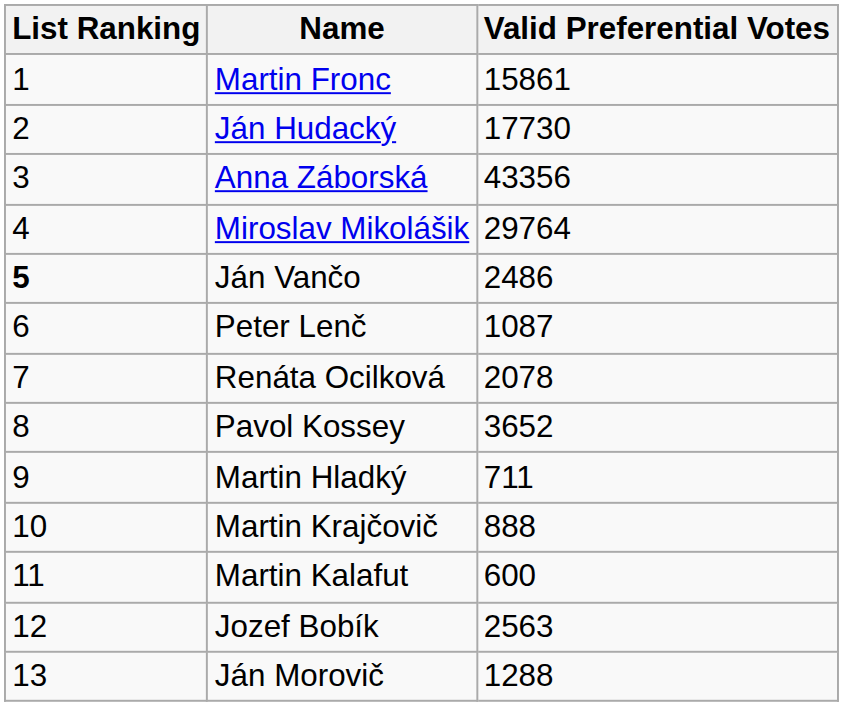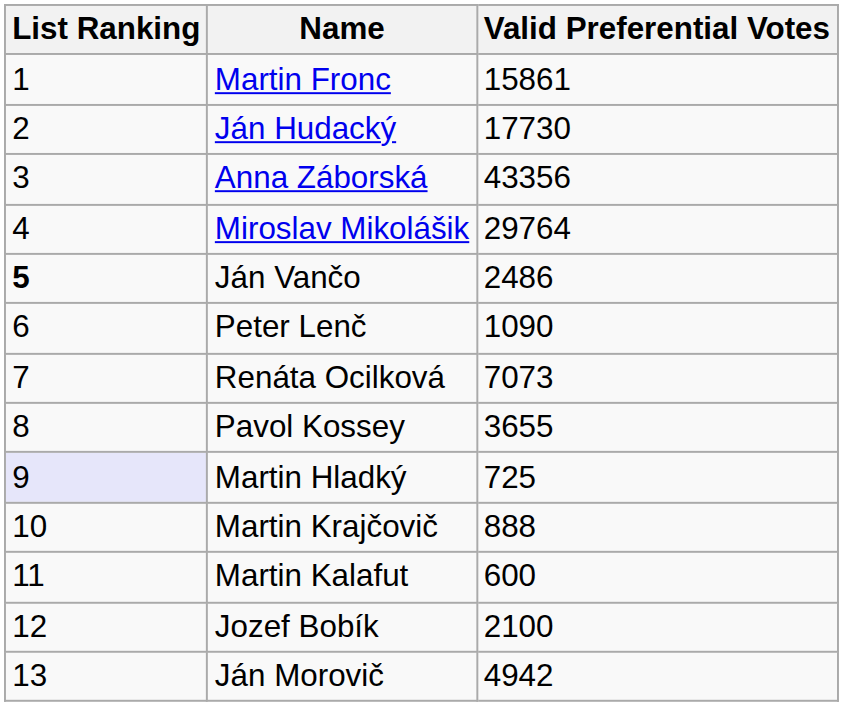(519, 327) 1087 -> (519, 327) 1090
(519, 377) 2078 -> (519, 377) 7073
(519, 427) 3652 -> (519, 427) 3655
(21, 476) no background -> (21, 476) lavender background
(509, 476) 711 -> (510, 476) 725
(519, 626) 2563 -> (519, 626) 2100
(519, 675) 1288 -> (519, 675) 4942
